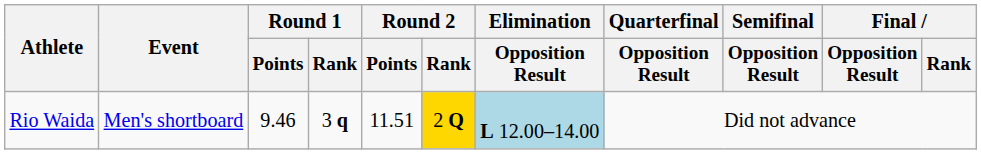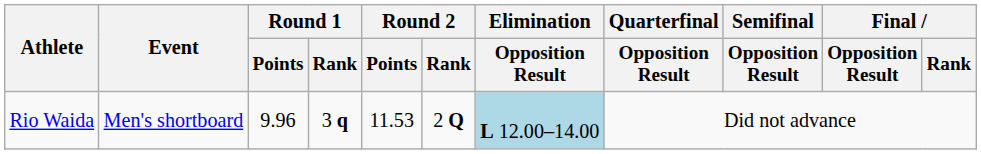(278, 120) 9.46 -> (278, 120) 9.96
(392, 120) 11.51 -> (392, 120) 11.53
(449, 120) gold background -> (449, 120) no background
